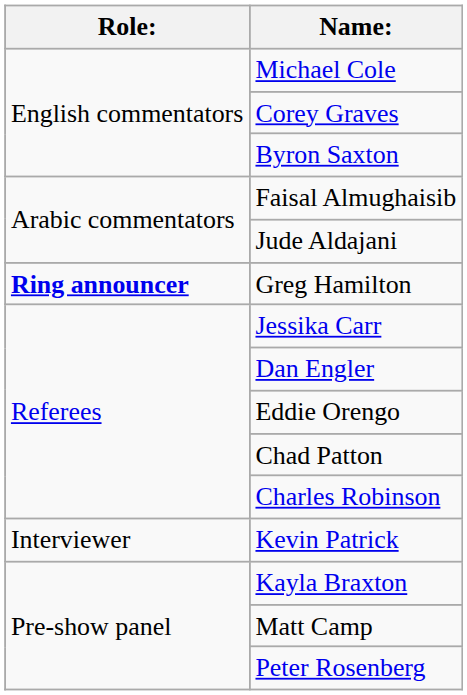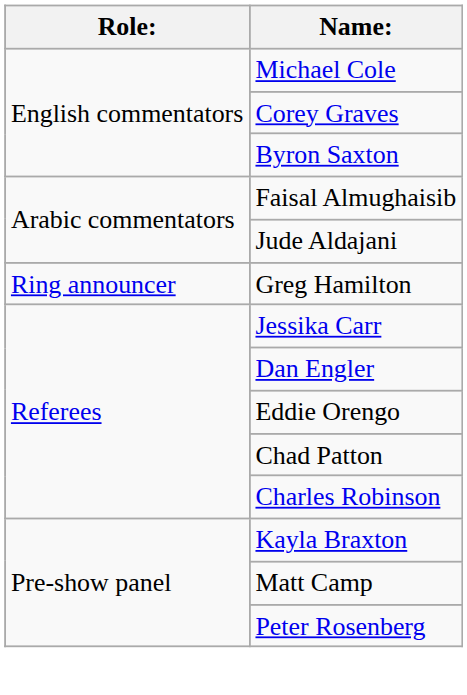(100, 283) bold -> (93, 283) normal
- row: (327, 539)
